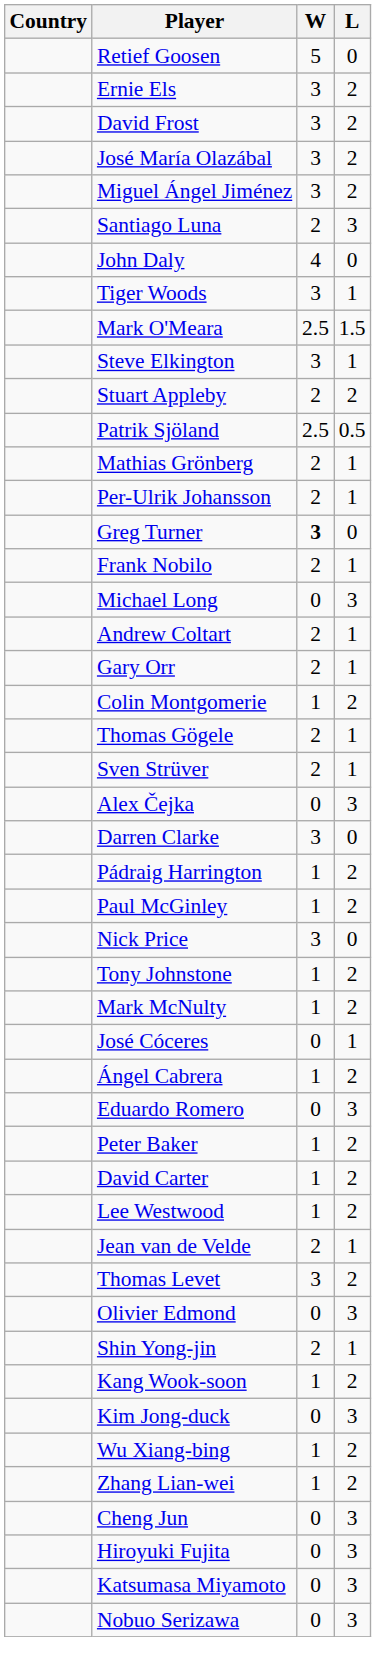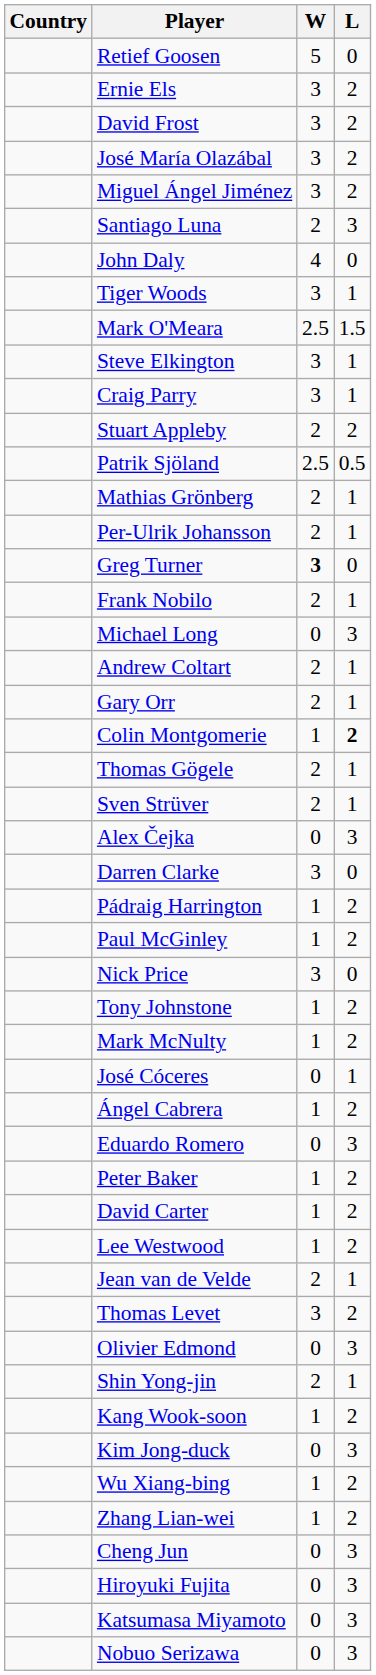+ row: (147, 395)
(352, 701) normal -> (352, 735) bold
